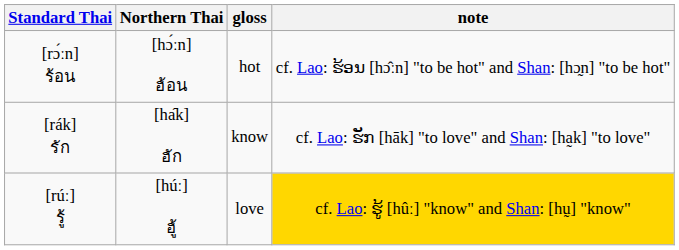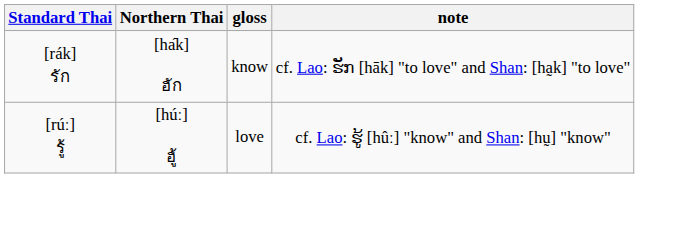- row: (60, 64)
(473, 209) gold background -> (453, 138) no background
